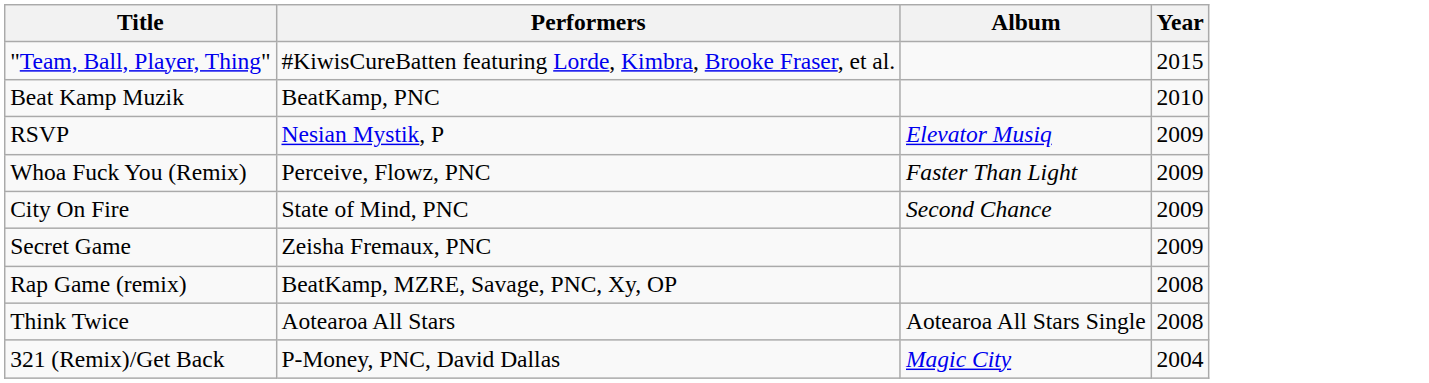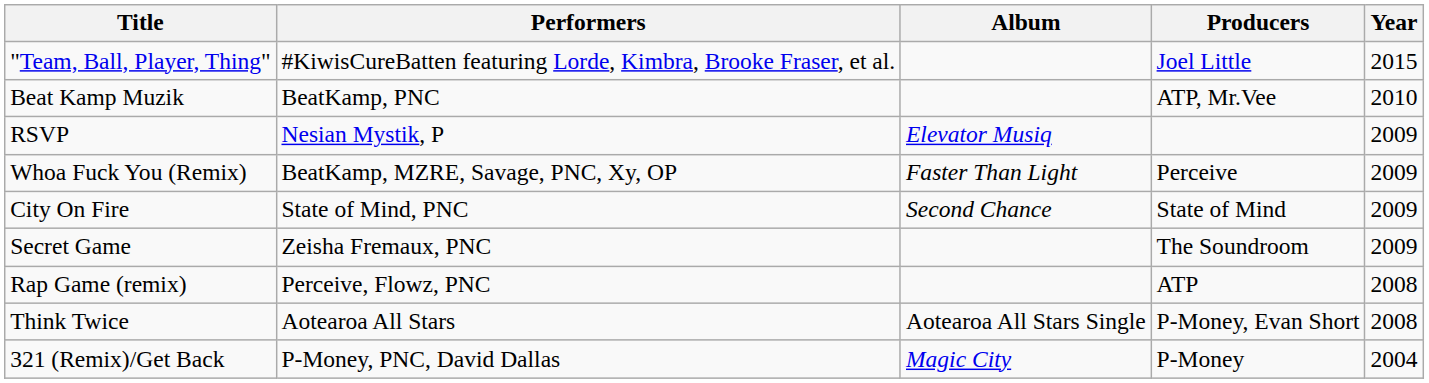+ column: (1258, 23)
(386, 172) Perceive, Flowz, PNC -> (479, 172) BeatKamp, MZRE, Savage, PNC, Xy, OP
(479, 284) BeatKamp, MZRE, Savage, PNC, Xy, OP -> (386, 284) Perceive, Flowz, PNC
